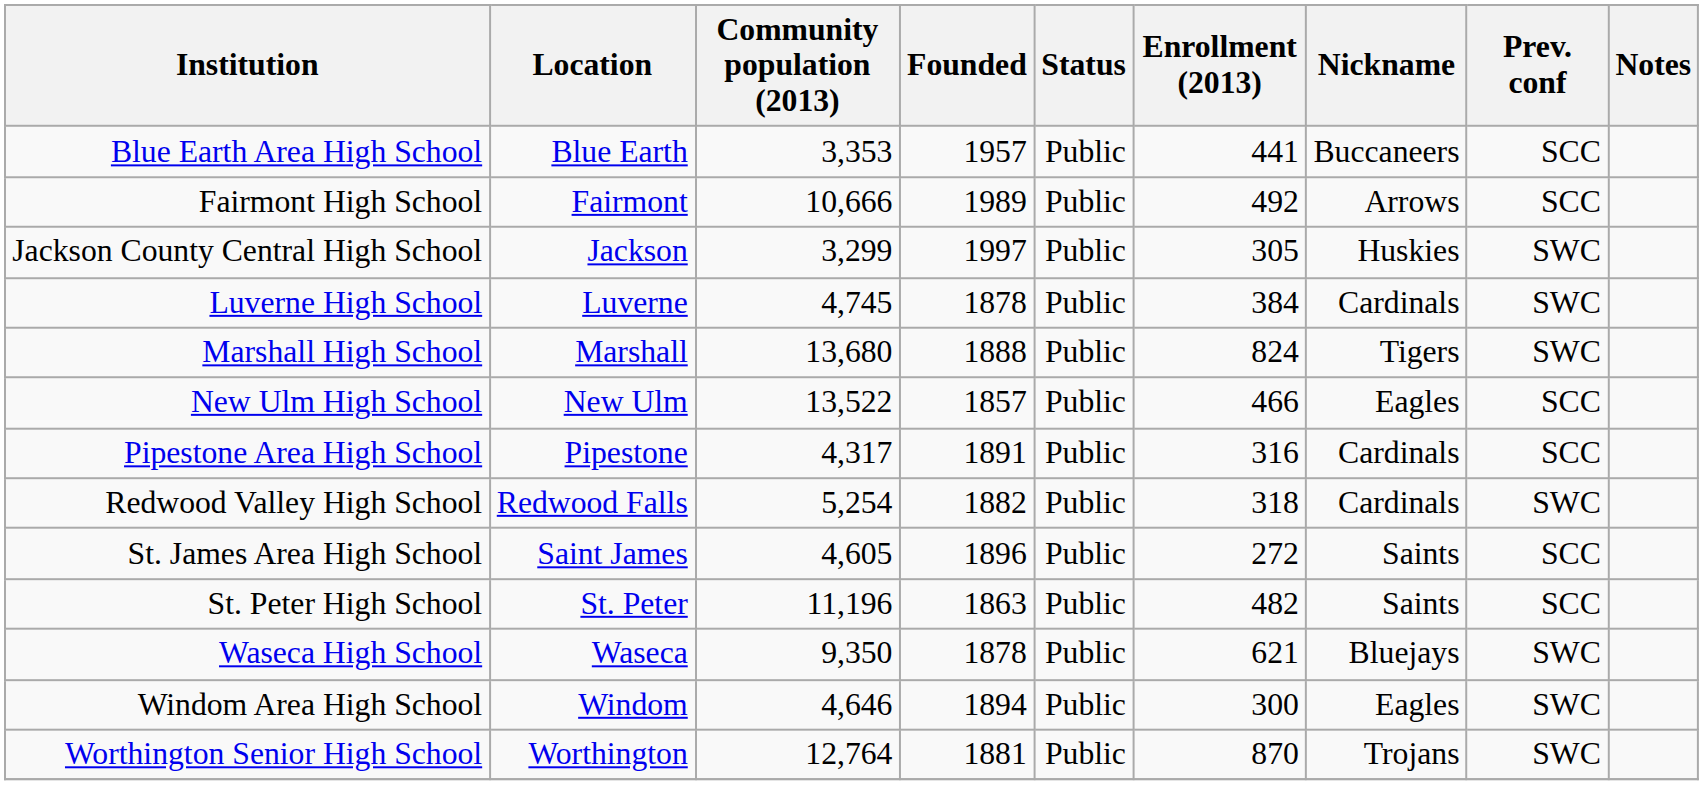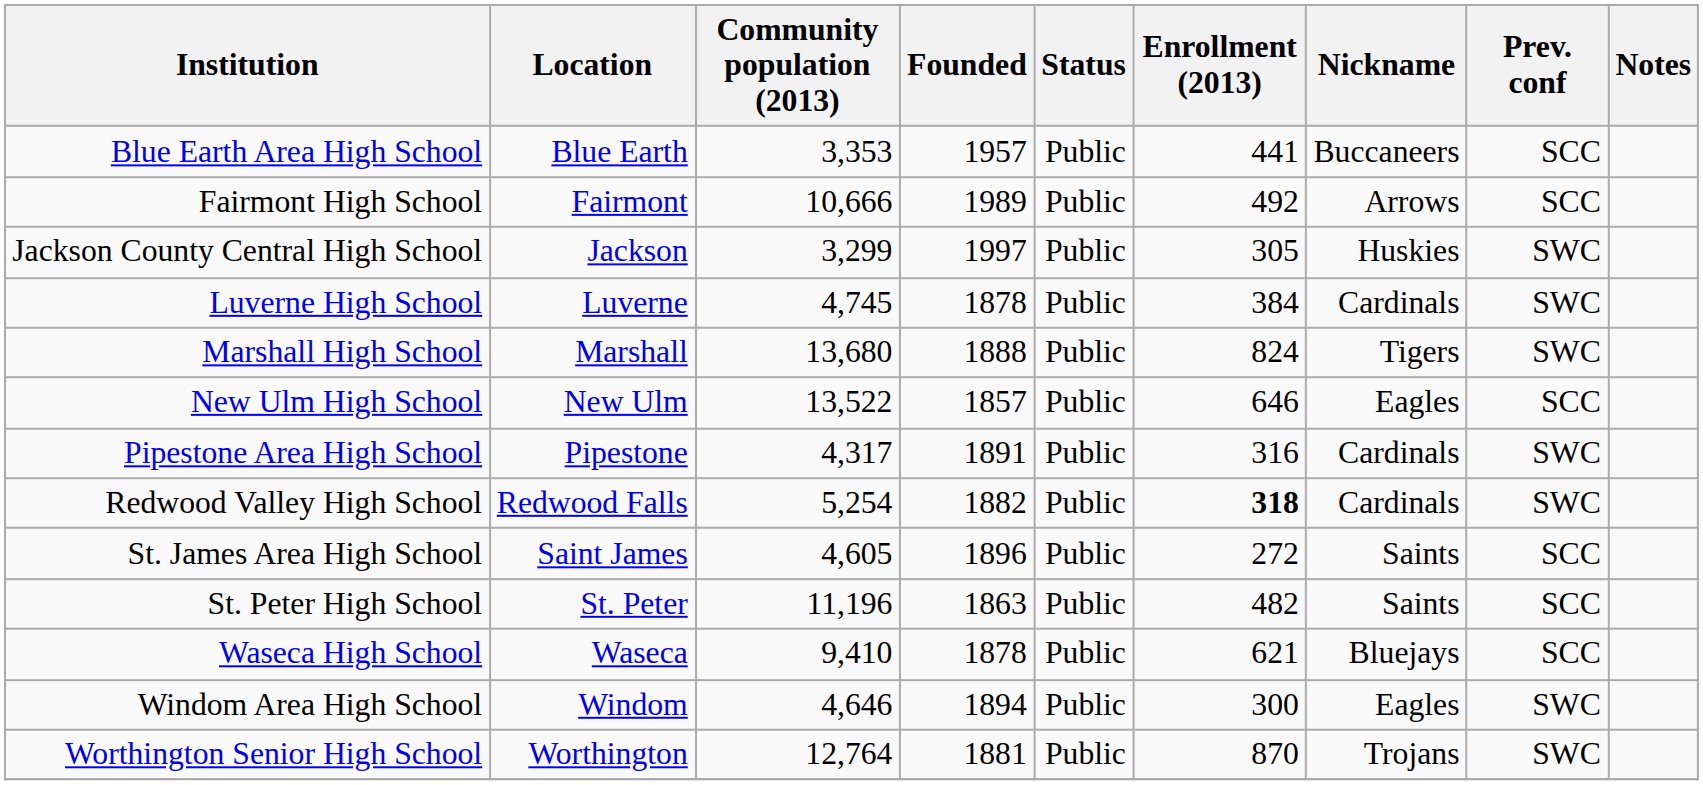(1275, 402) 466 -> (1275, 402) 646
(1571, 452) SCC -> (1566, 452) SWC
(1275, 502) normal -> (1275, 502) bold
(857, 653) 9,350 -> (857, 653) 9,410
(1566, 653) SWC -> (1571, 653) SCC
